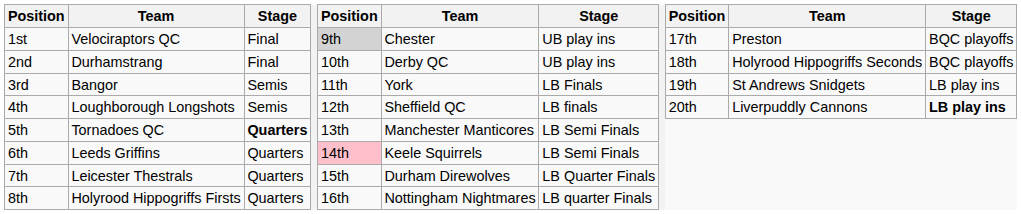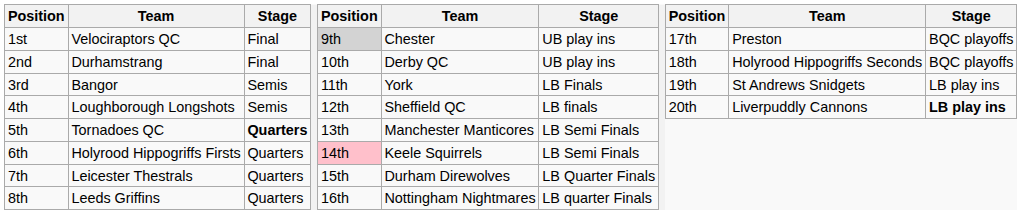(116, 153) Leeds Griffins -> (156, 153) Holyrood Hippogriffs Firsts
(156, 198) Holyrood Hippogriffs Firsts -> (116, 198) Leeds Griffins
